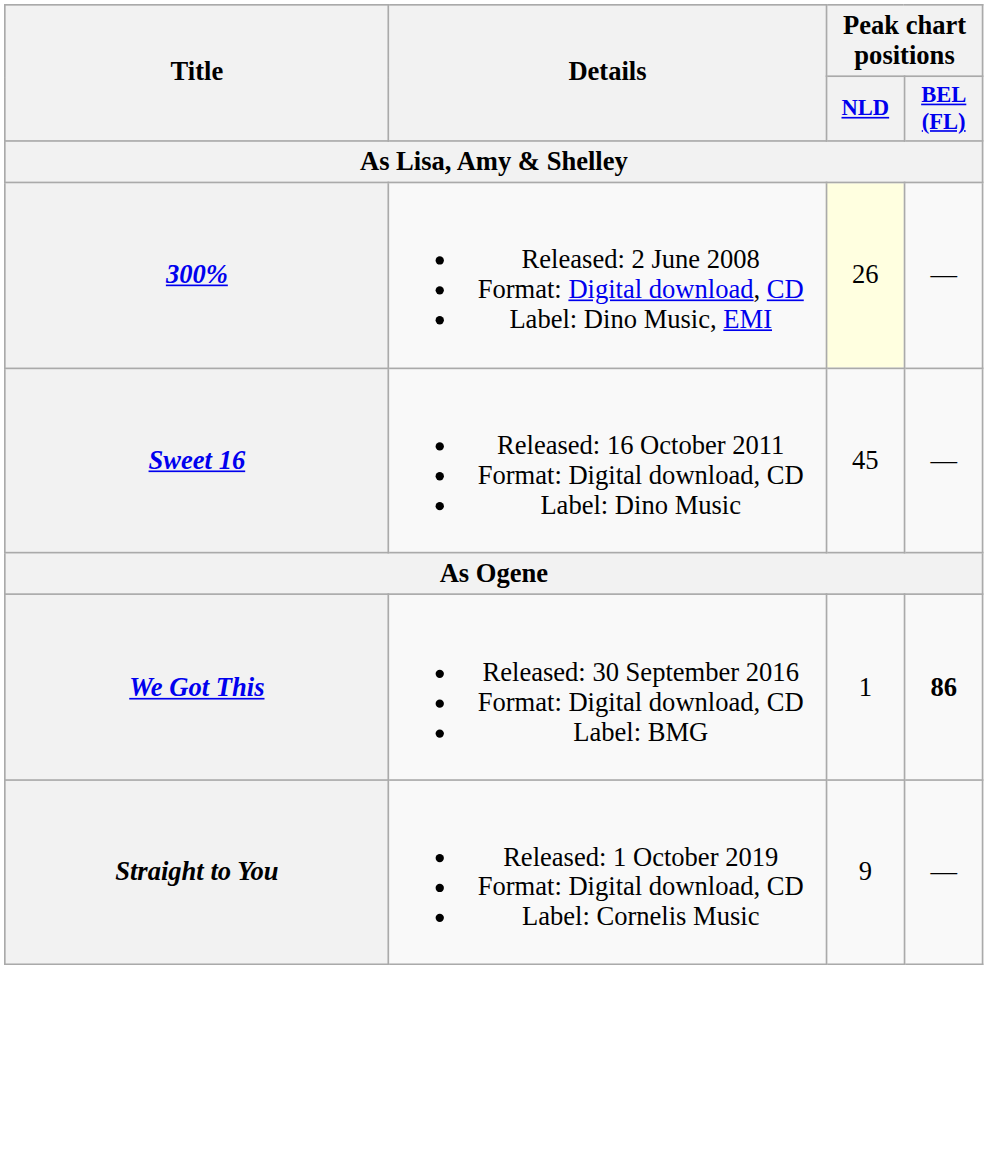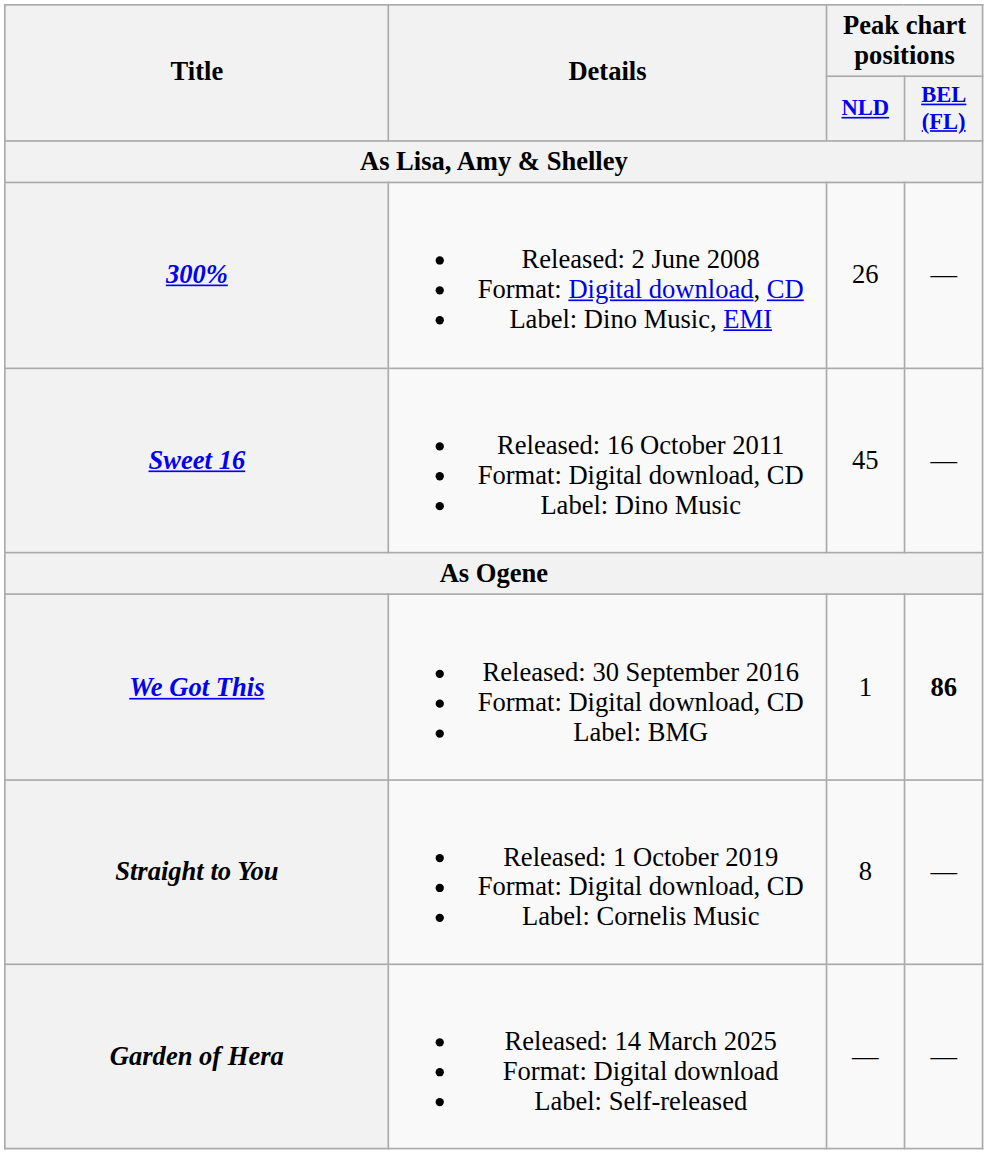(865, 274) lightyellow background -> (865, 274) no background
(865, 871) 9 -> (865, 871) 8
+ row: (197, 1056)
